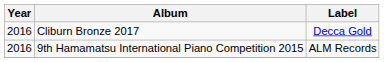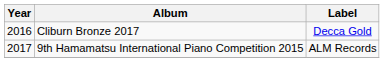(19, 48) 2016 -> (19, 48) 2017
